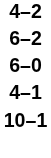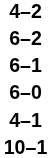+ row: (26, 65)
